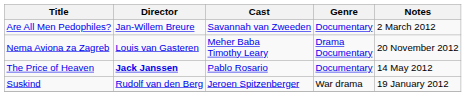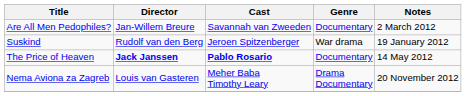rows swapped: (58, 47) <-> (24, 83)
(238, 68) normal -> (240, 57) bold
